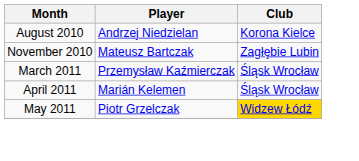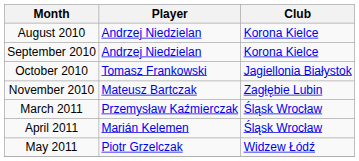+ row: (52, 52)
+ row: (52, 71)
(276, 109) gold background -> (279, 147) no background
